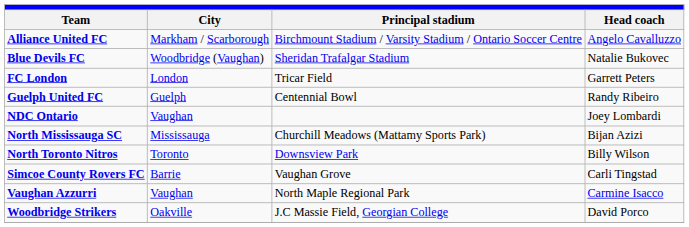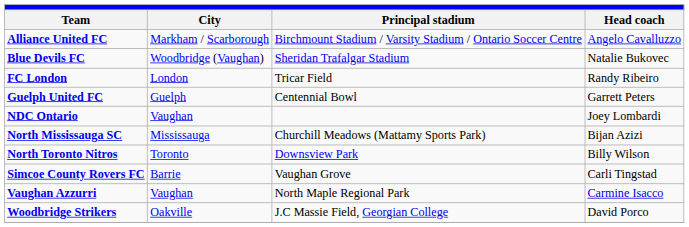(621, 77) Garrett Peters -> (623, 77) Randy Ribeiro
(623, 96) Randy Ribeiro -> (621, 96) Garrett Peters
